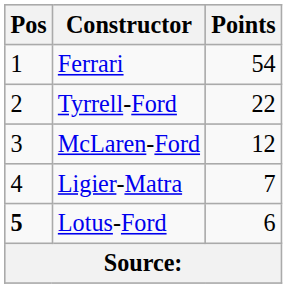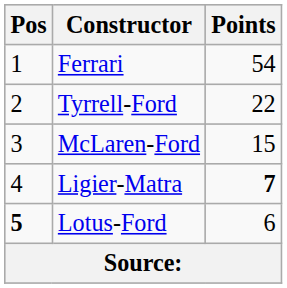(264, 144) 12 -> (264, 144) 15
(270, 184) normal -> (270, 184) bold
